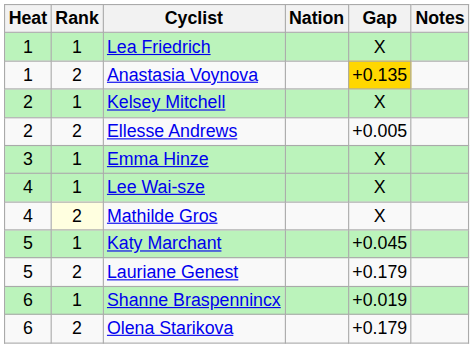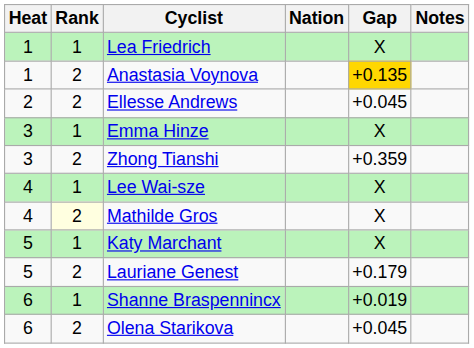- row: (166, 103)
(380, 131) +0.005 -> (380, 103) +0.045
+ row: (163, 159)
(380, 243) +0.045 -> (380, 243) X
(380, 328) +0.179 -> (380, 328) +0.045
